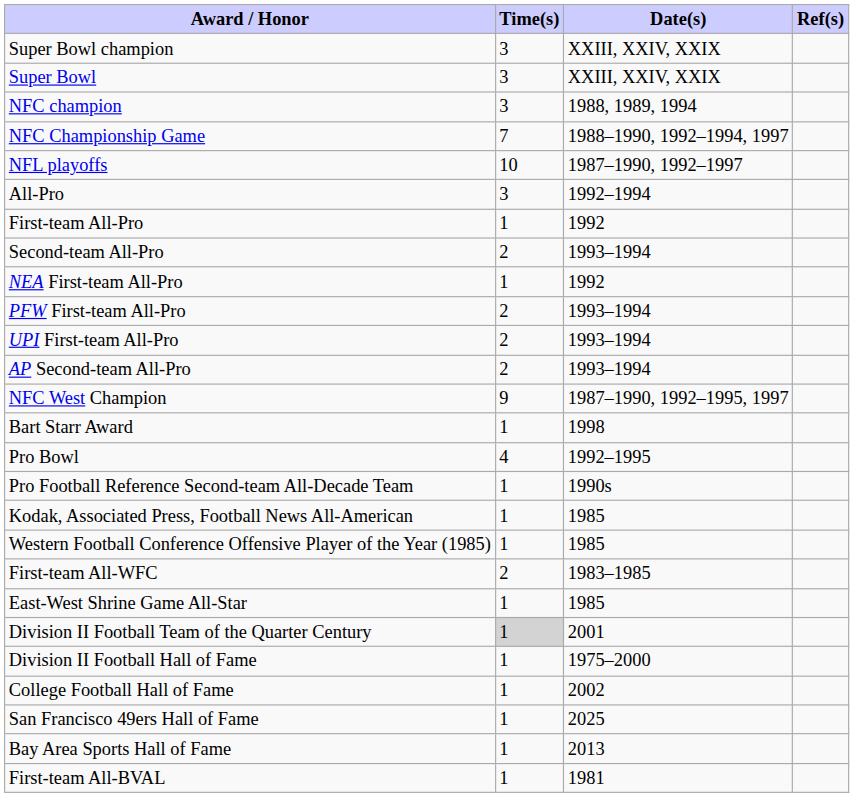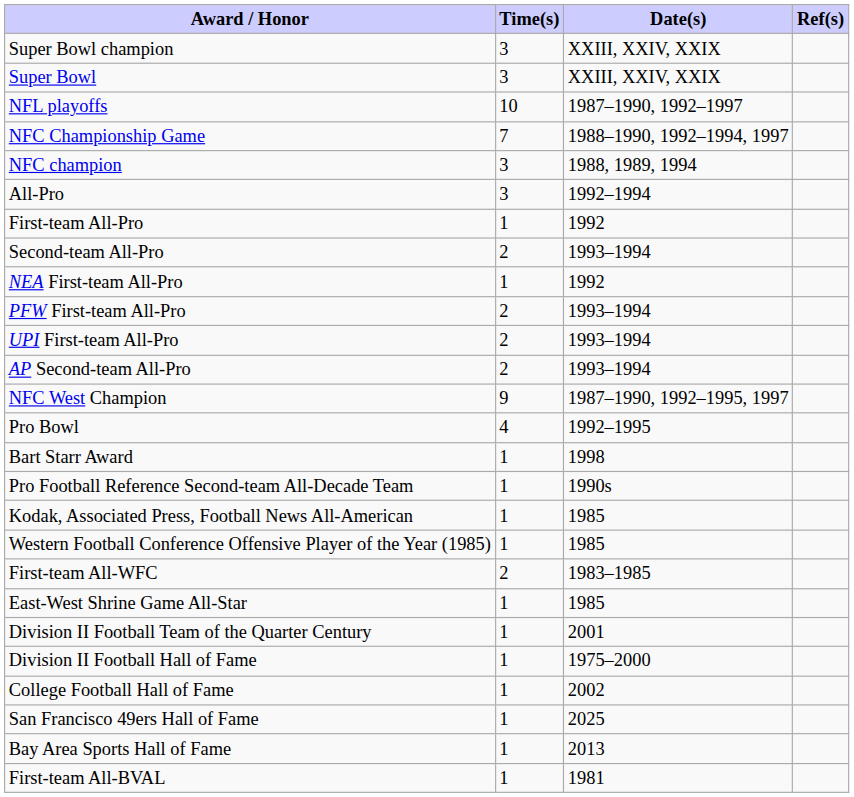rows swapped: (65, 106) <-> (58, 164)
rows swapped: (44, 456) <-> (71, 427)
(504, 631) lightgrey background -> (504, 631) no background
